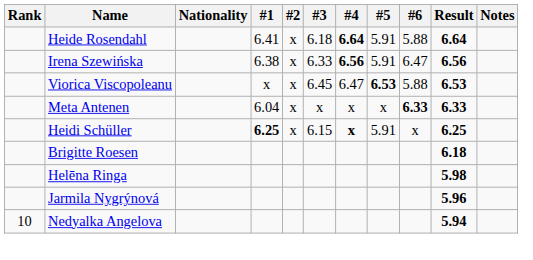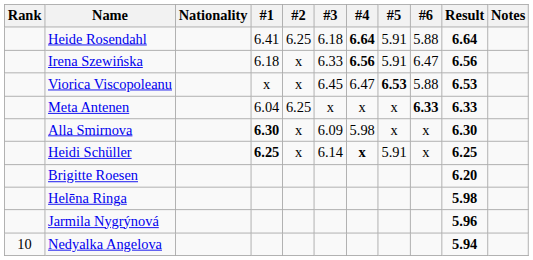(293, 38) x -> (299, 38) 6.25
(267, 61) 6.38 -> (267, 61) 6.18
(293, 107) x -> (299, 107) 6.25
+ row: (90, 130)
(320, 130) 6.15 -> (330, 152) 6.14
(454, 152) 6.18 -> (465, 175) 6.20
